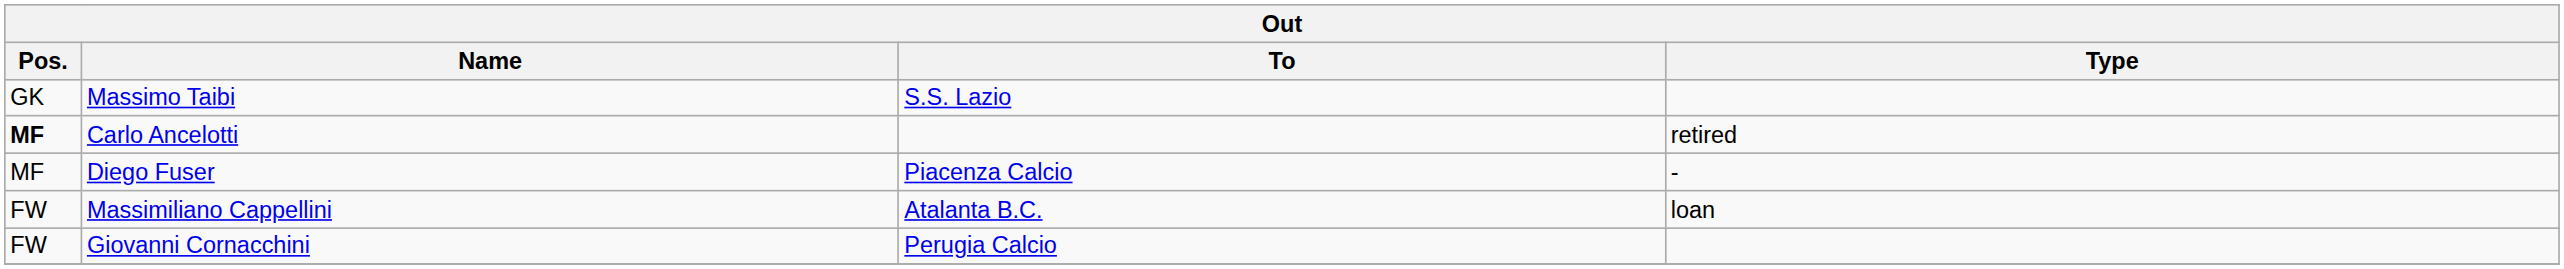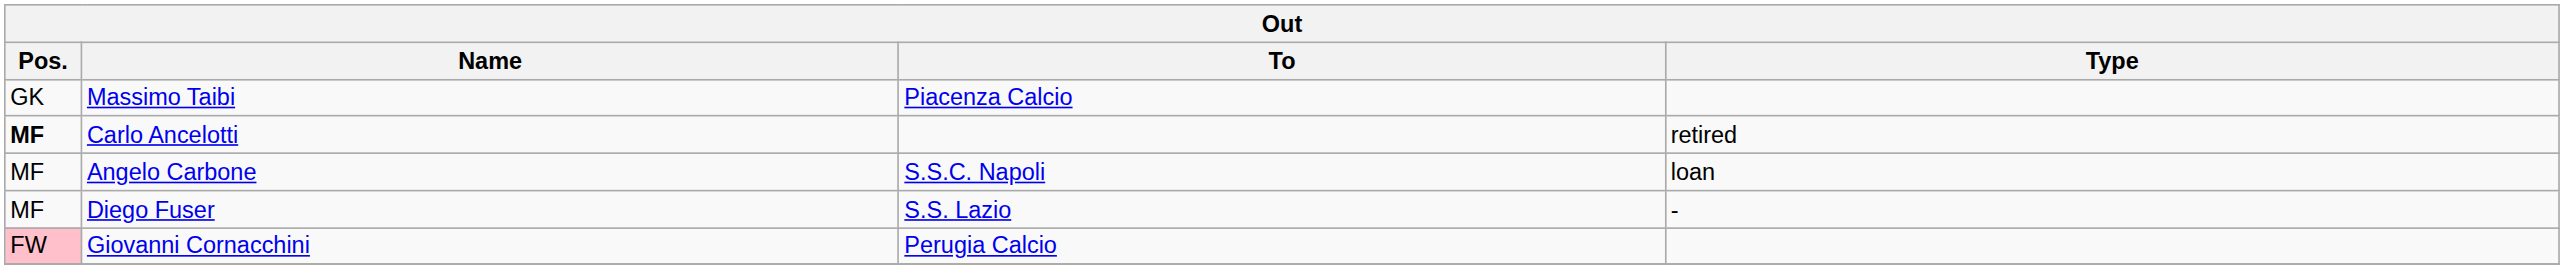(958, 98) S.S. Lazio -> (988, 98) Piacenza Calcio
+ row: (172, 172)
(988, 172) Piacenza Calcio -> (958, 209) S.S. Lazio
- row: (209, 209)
(29, 246) no background -> (29, 246) pink background
